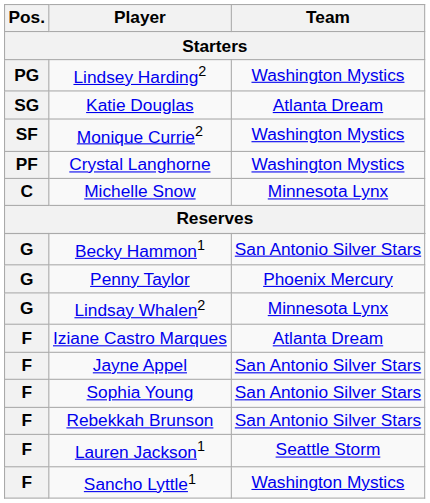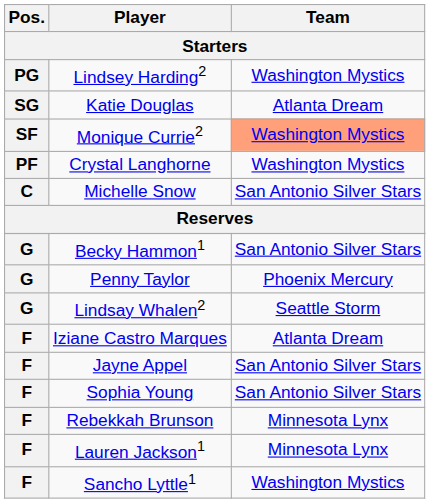(328, 134) no background -> (328, 134) lightsalmon background
(328, 191) Minnesota Lynx -> (328, 191) San Antonio Silver Stars
(328, 308) Minnesota Lynx -> (328, 308) Seattle Storm
(328, 420) San Antonio Silver Stars -> (328, 420) Minnesota Lynx
(328, 450) Seattle Storm -> (328, 450) Minnesota Lynx
